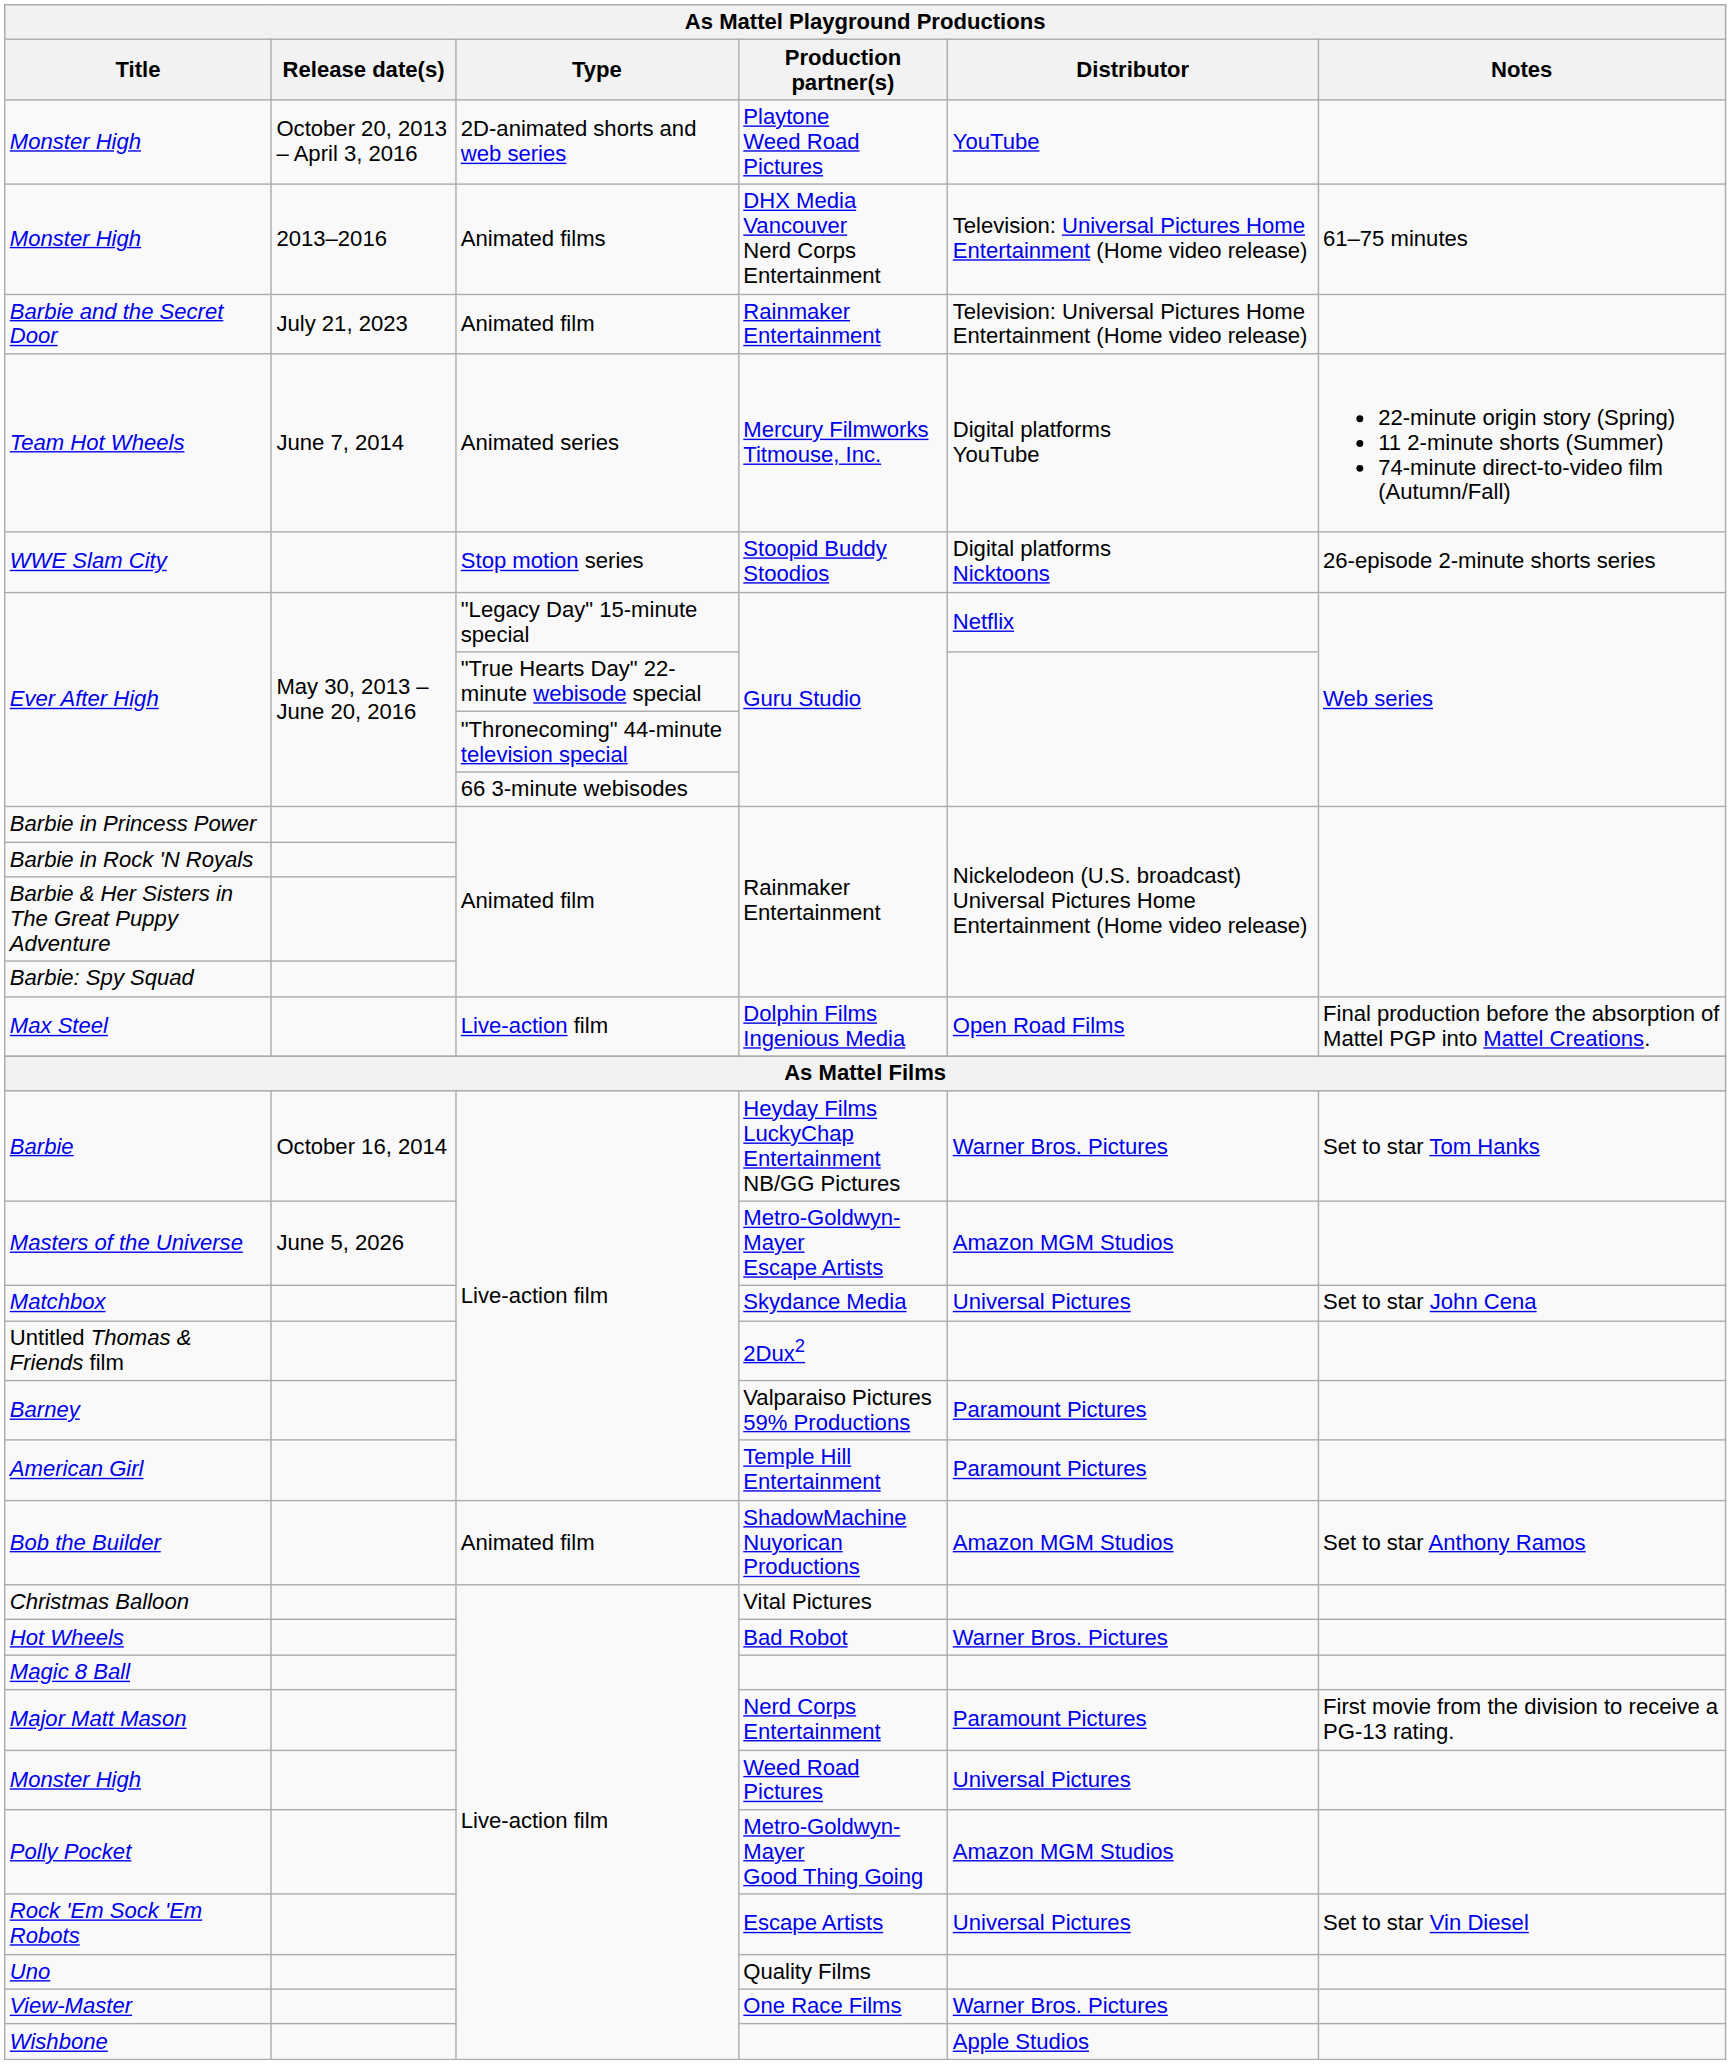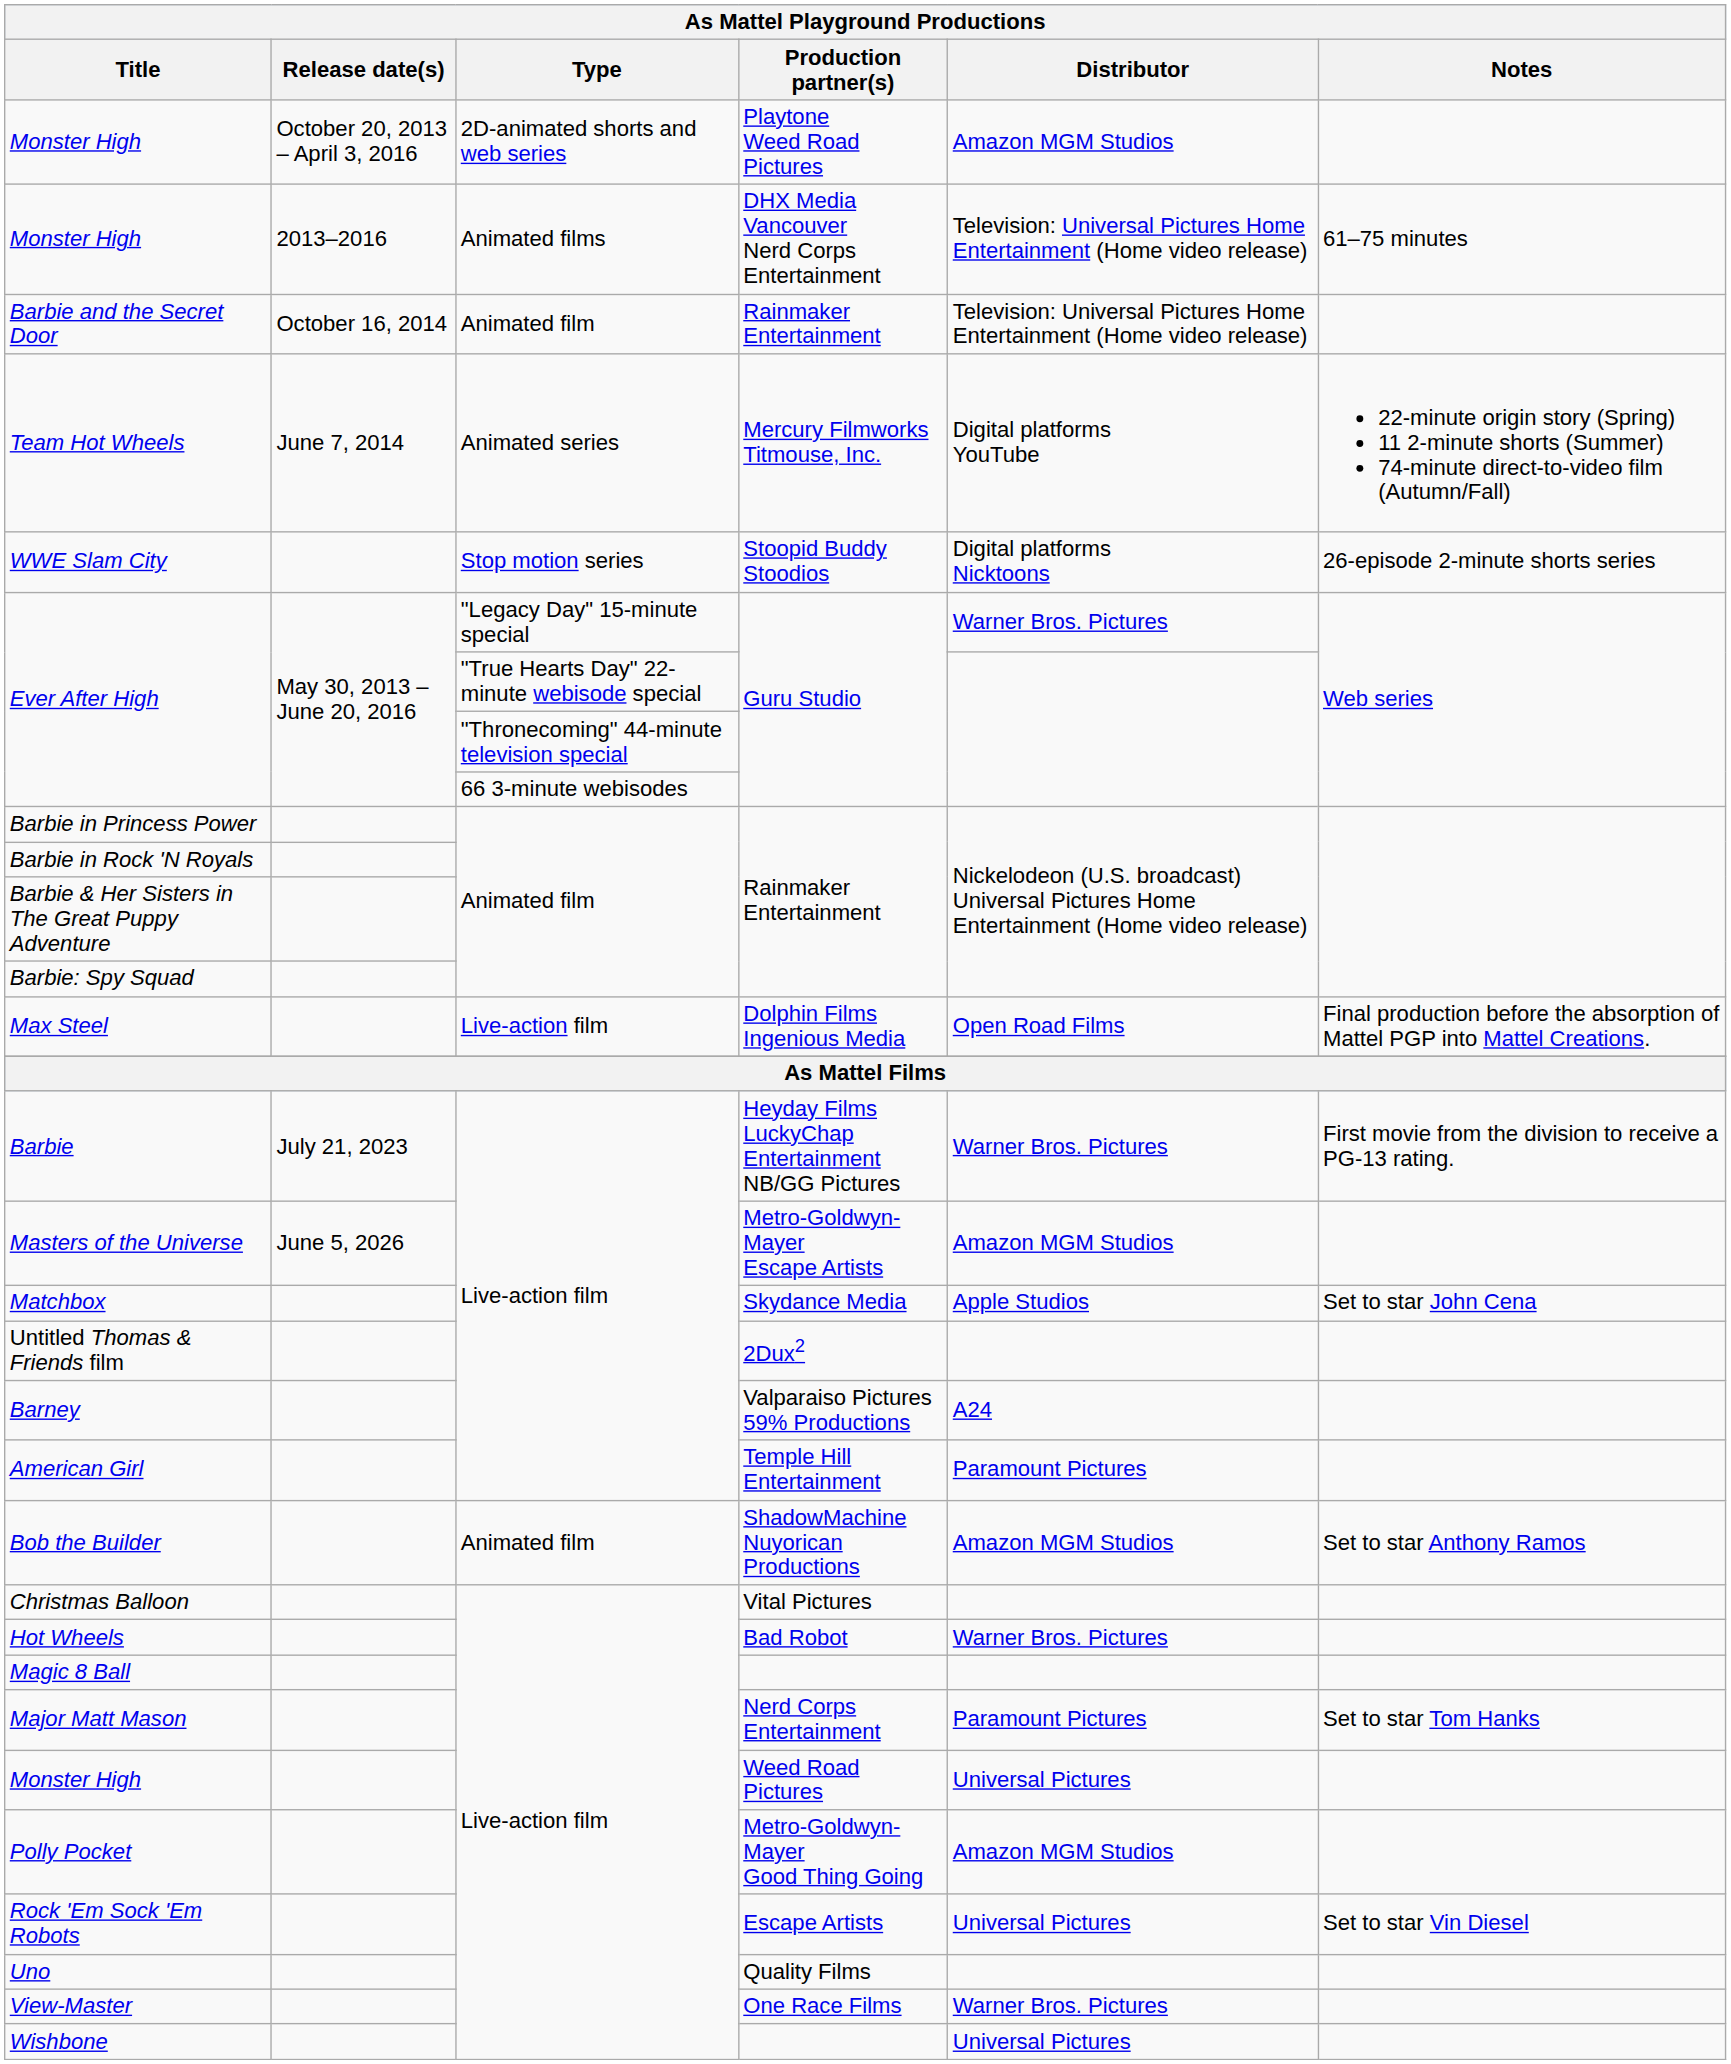(996, 141) YouTube -> (1063, 141) Amazon MGM Studios
(342, 323) July 21, 2023 -> (362, 323) October 16, 2014
(983, 621) Netflix -> (1060, 621) Warner Bros. Pictures
(362, 1145) October 16, 2014 -> (342, 1145) July 21, 2023
(1431, 1145) Set to star Tom Hanks -> (1521, 1145) First movie from the division to receive a PG-13 rating.
(1042, 1302) Universal Pictures -> (1021, 1302) Apple Studios
(1050, 1410) Paramount Pictures -> (972, 1410) A24
(1521, 1719) First movie from the division to receive a PG-13 rating. -> (1431, 1719) Set to star Tom Hanks
(1021, 2041) Apple Studios -> (1042, 2041) Universal Pictures
